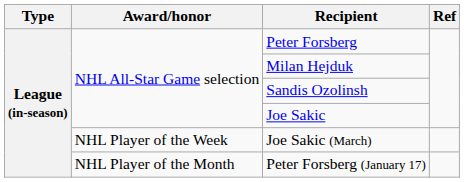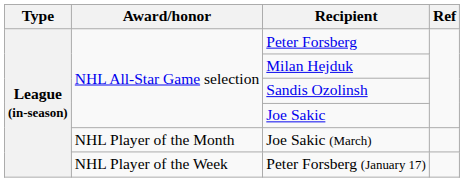(151, 139) NHL Player of the Week -> (155, 139) NHL Player of the Month
(155, 164) NHL Player of the Month -> (151, 164) NHL Player of the Week
